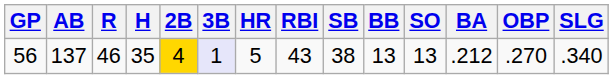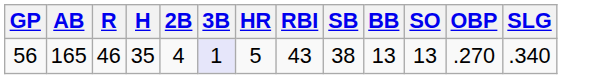- column: (472, 21)
(69, 55) 137 -> (69, 55) 165
(179, 55) gold background -> (179, 55) no background
